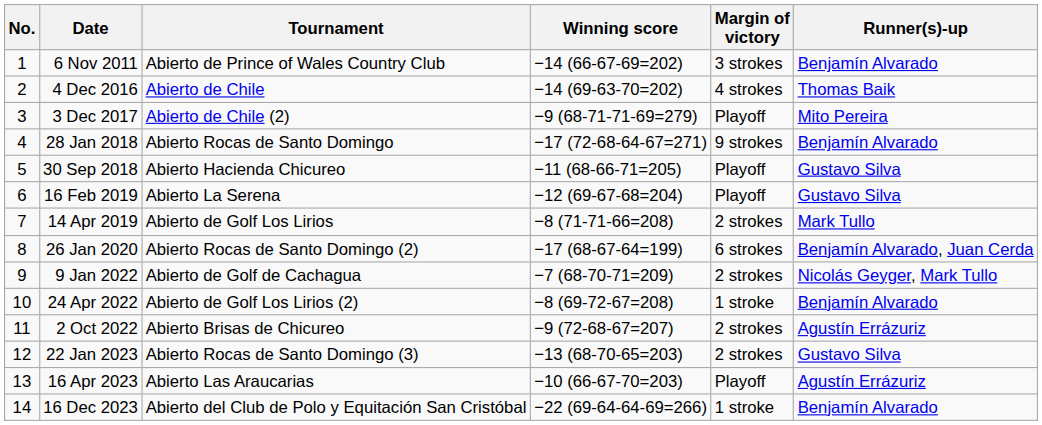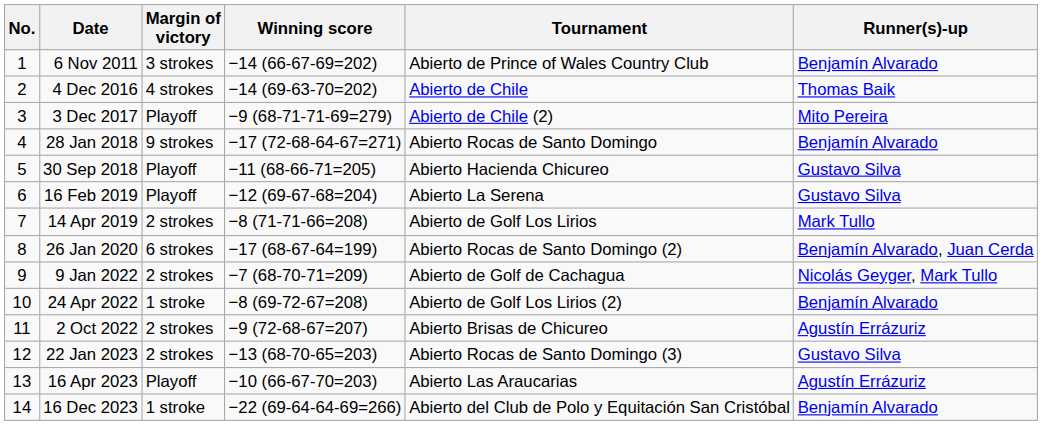columns swapped: (336, 27) <-> (752, 27)
